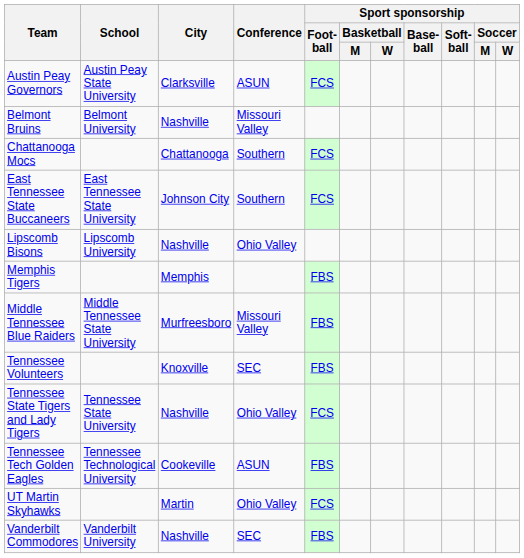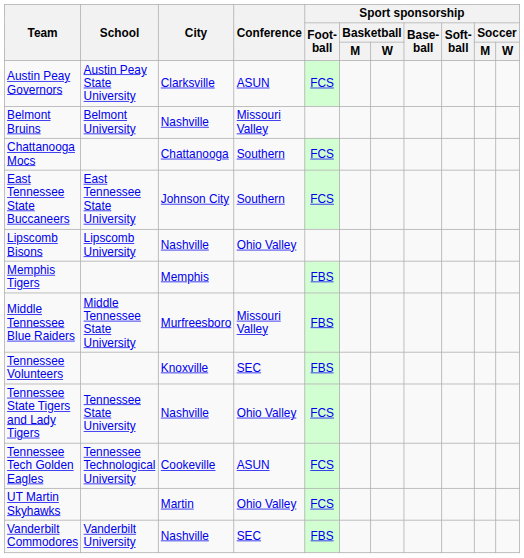(322, 465) FBS -> (322, 465) FCS
